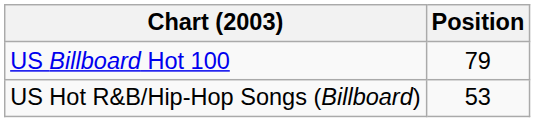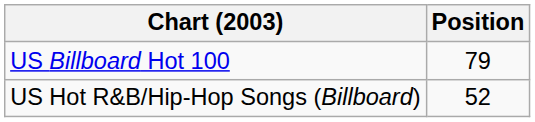(478, 97) 53 -> (478, 97) 52
